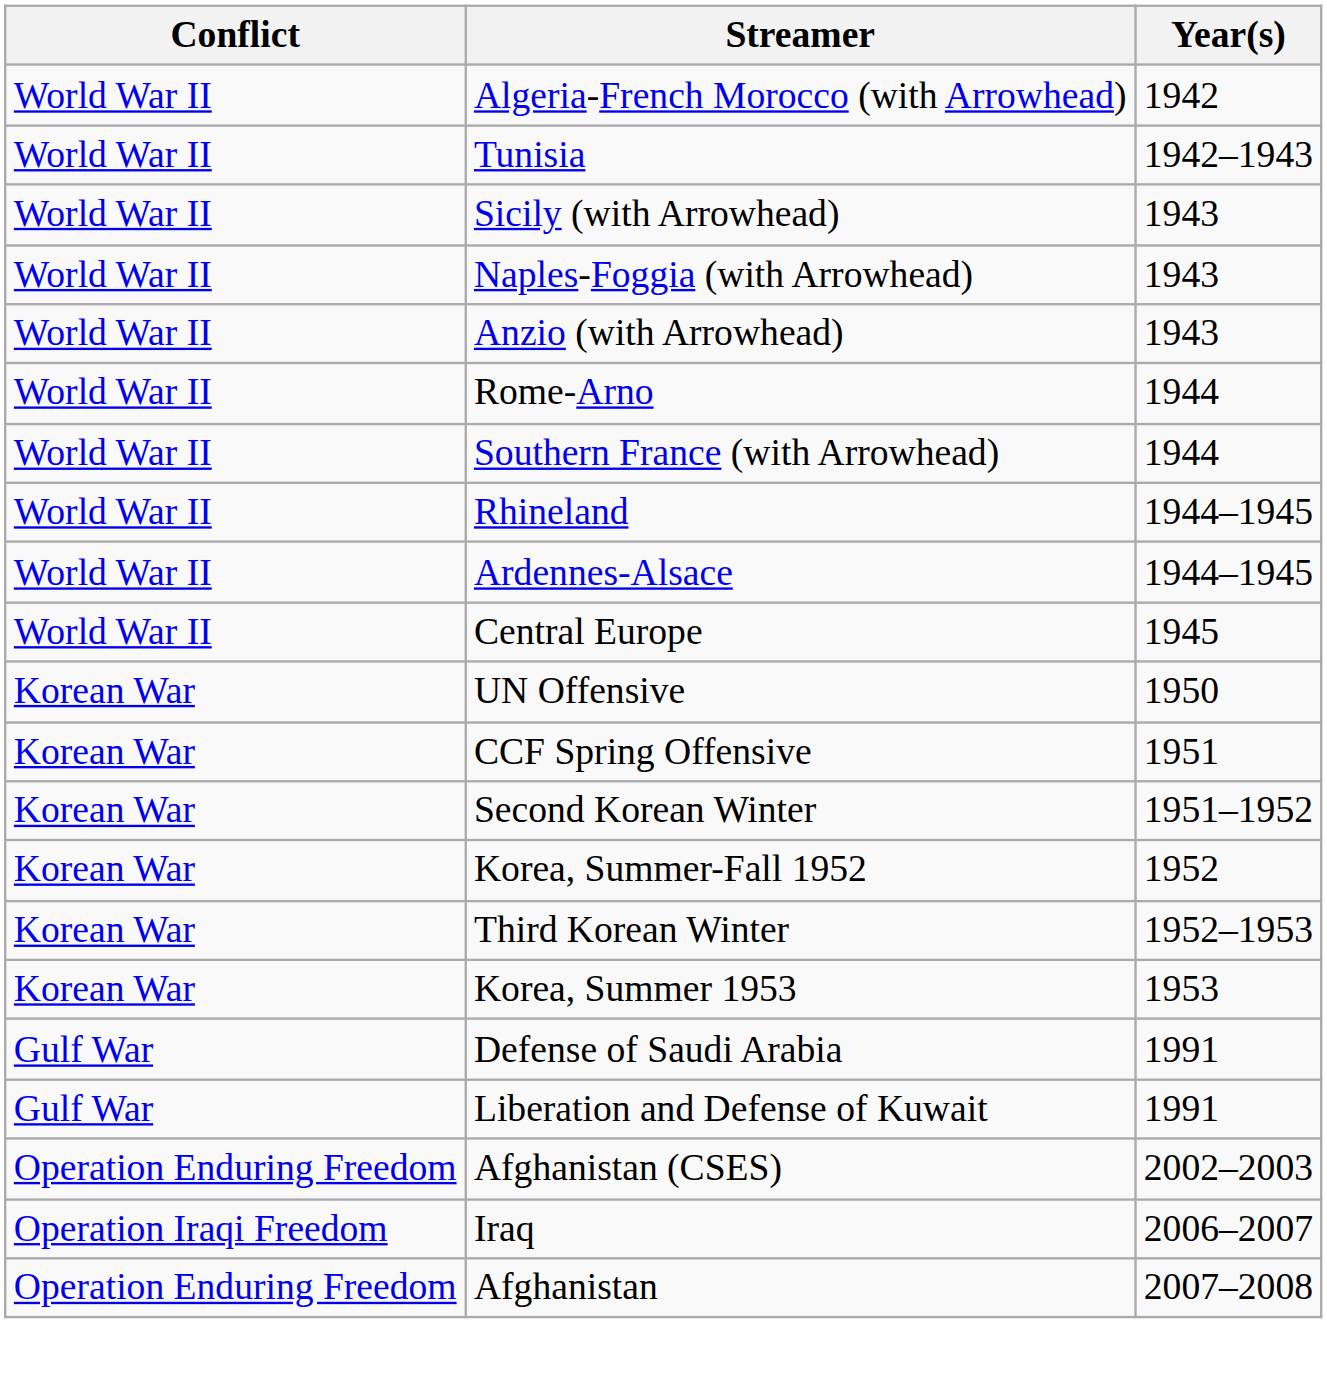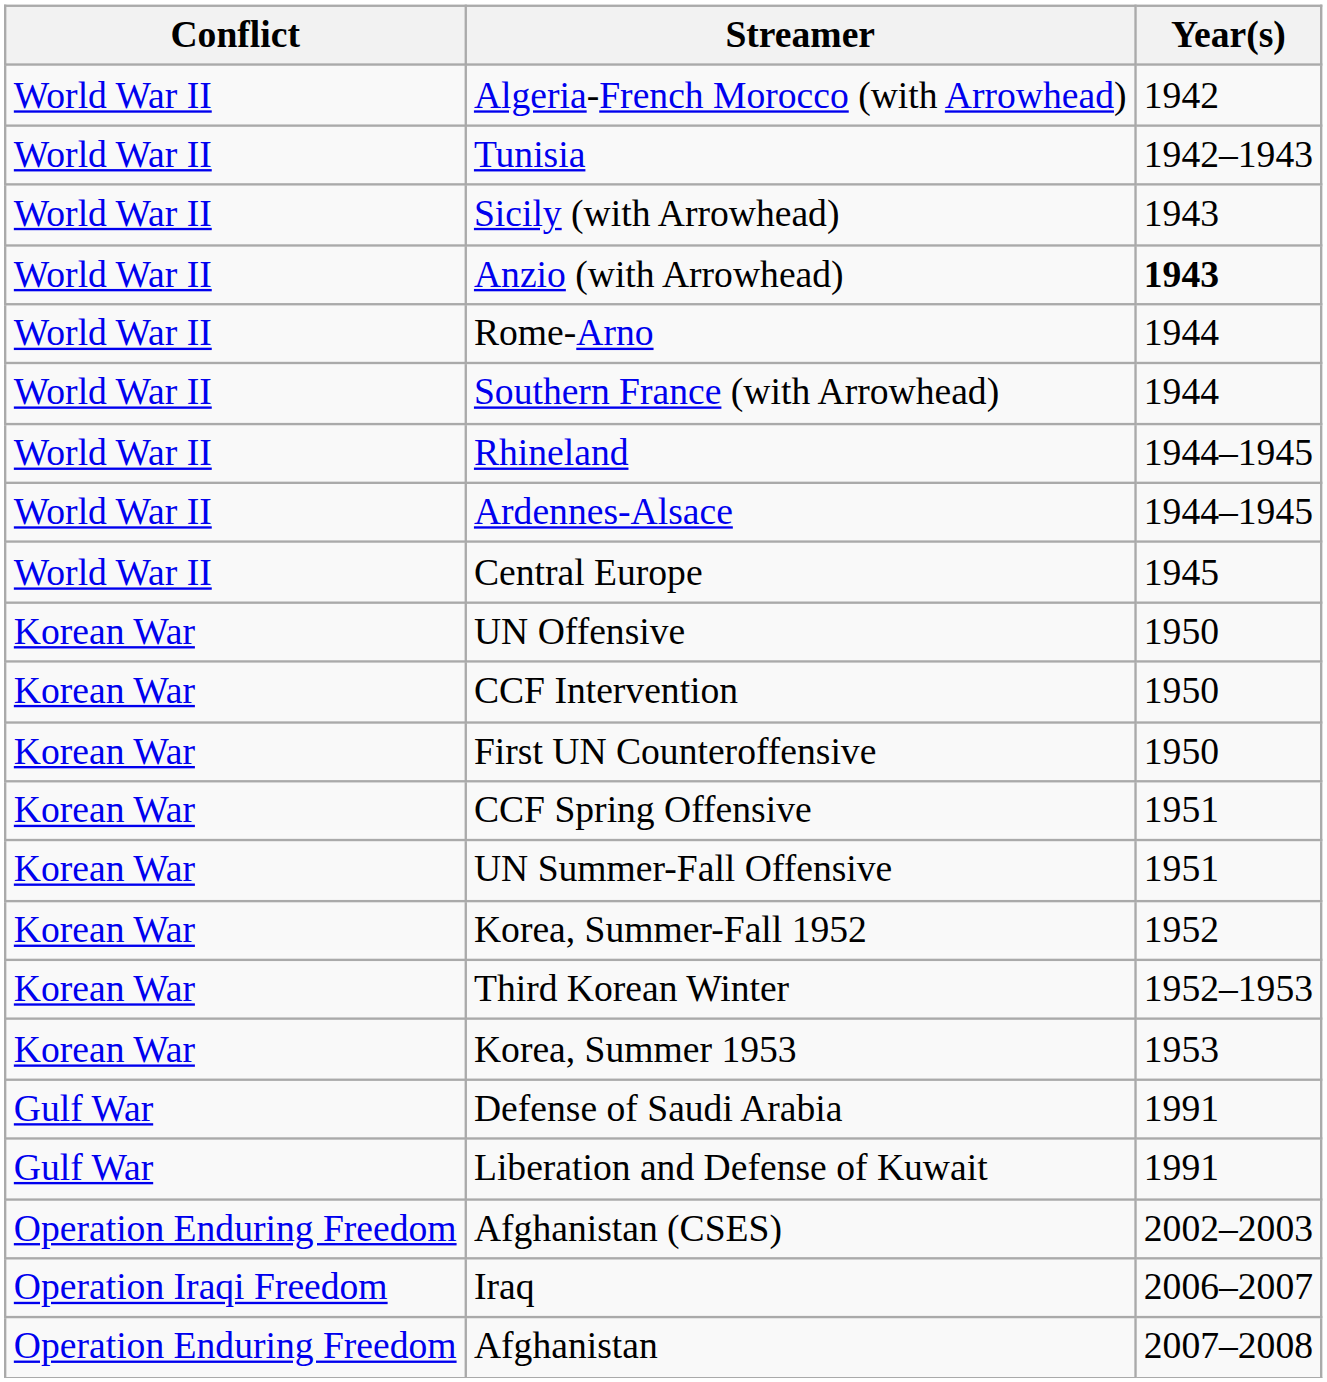- row: (724, 273)
(1181, 333) normal -> (1181, 273) bold
+ row: (606, 690)
+ row: (675, 750)
+ row: (683, 869)
- row: (645, 810)
